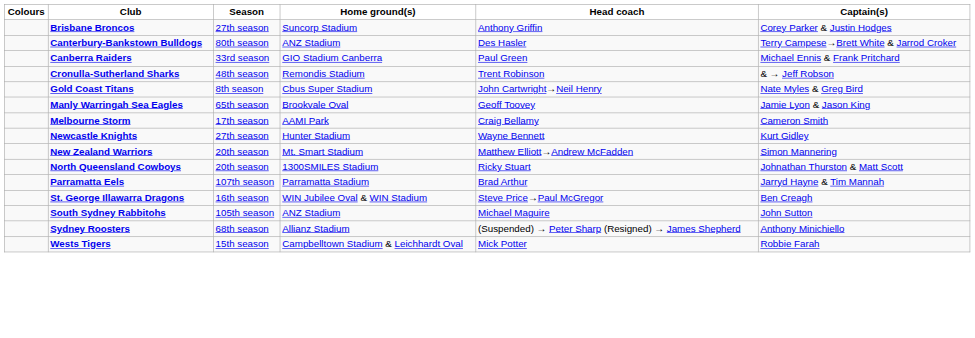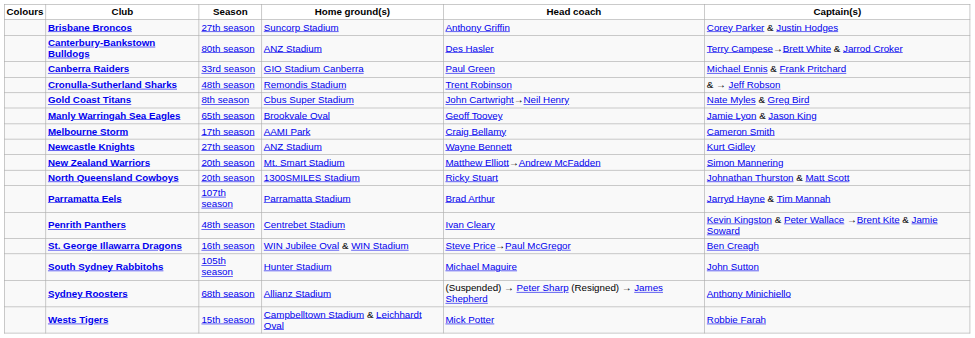(316, 136) Hunter Stadium -> (293, 147) ANZ Stadium
+ row: (87, 225)
(311, 213) ANZ Stadium -> (298, 267) Hunter Stadium
